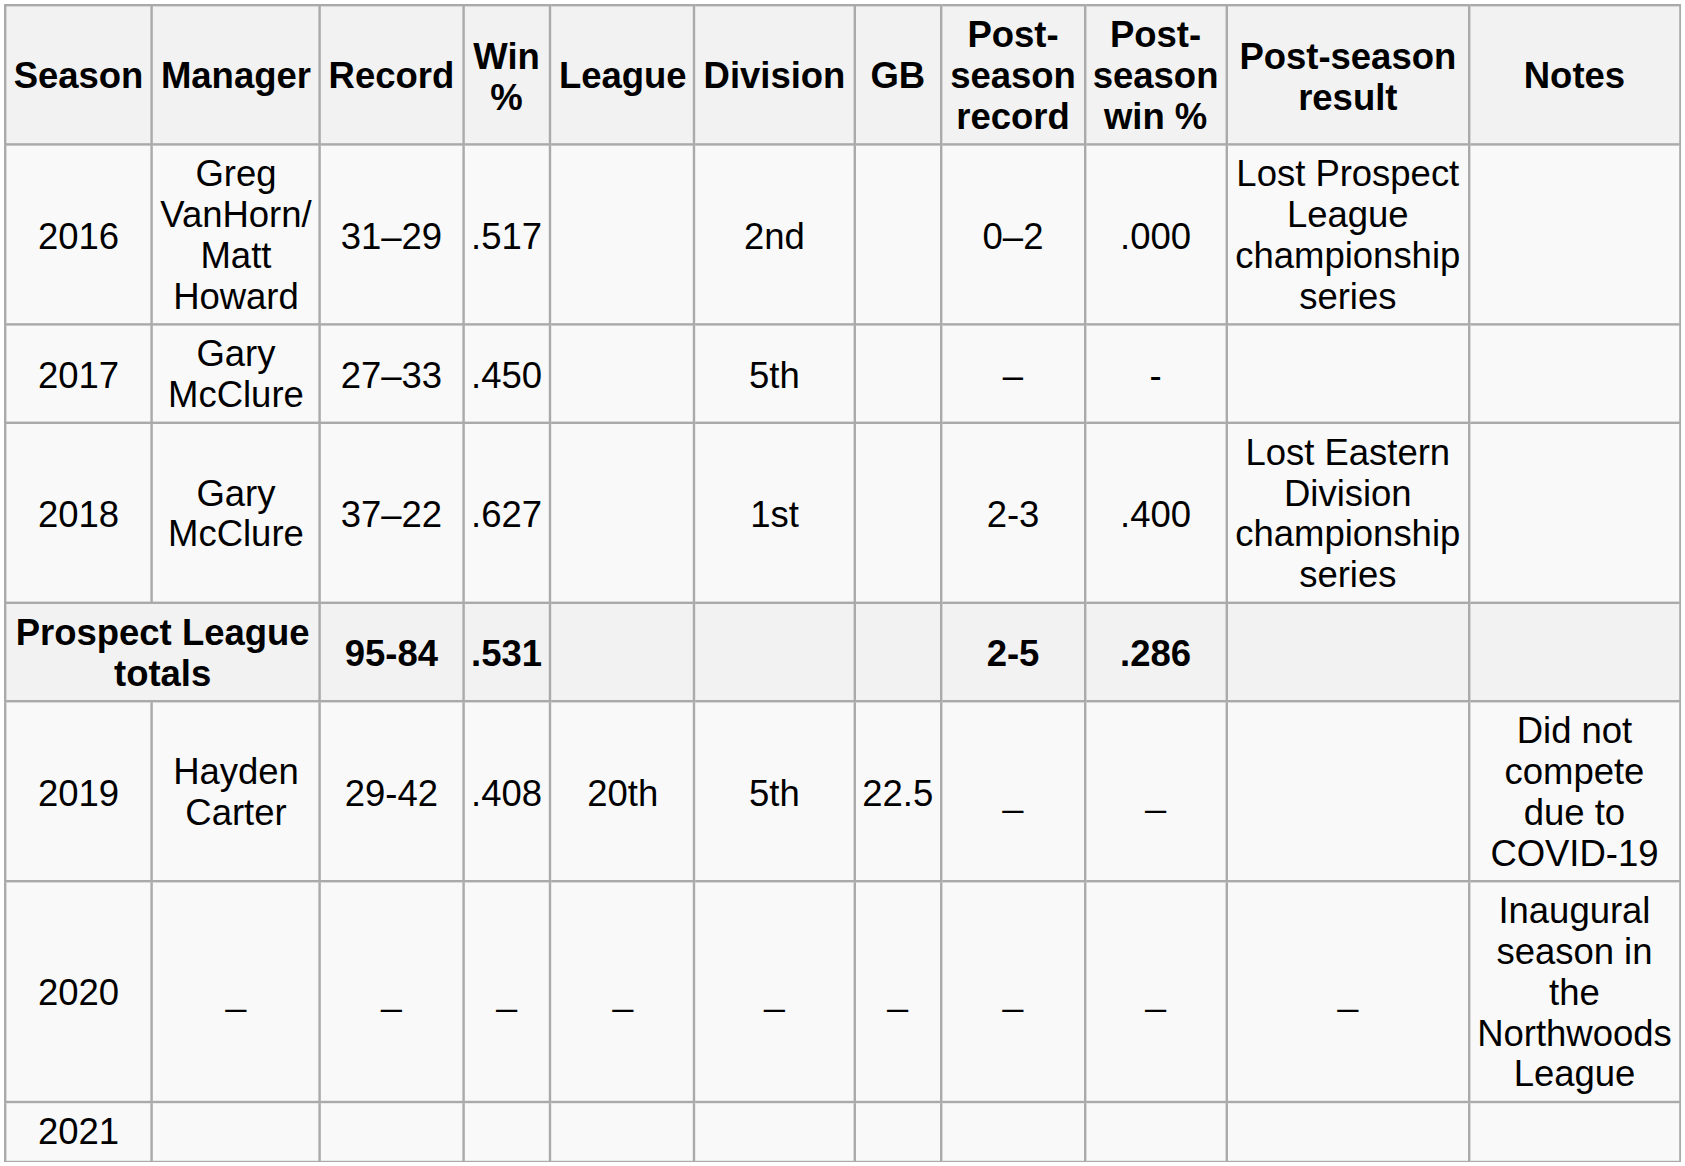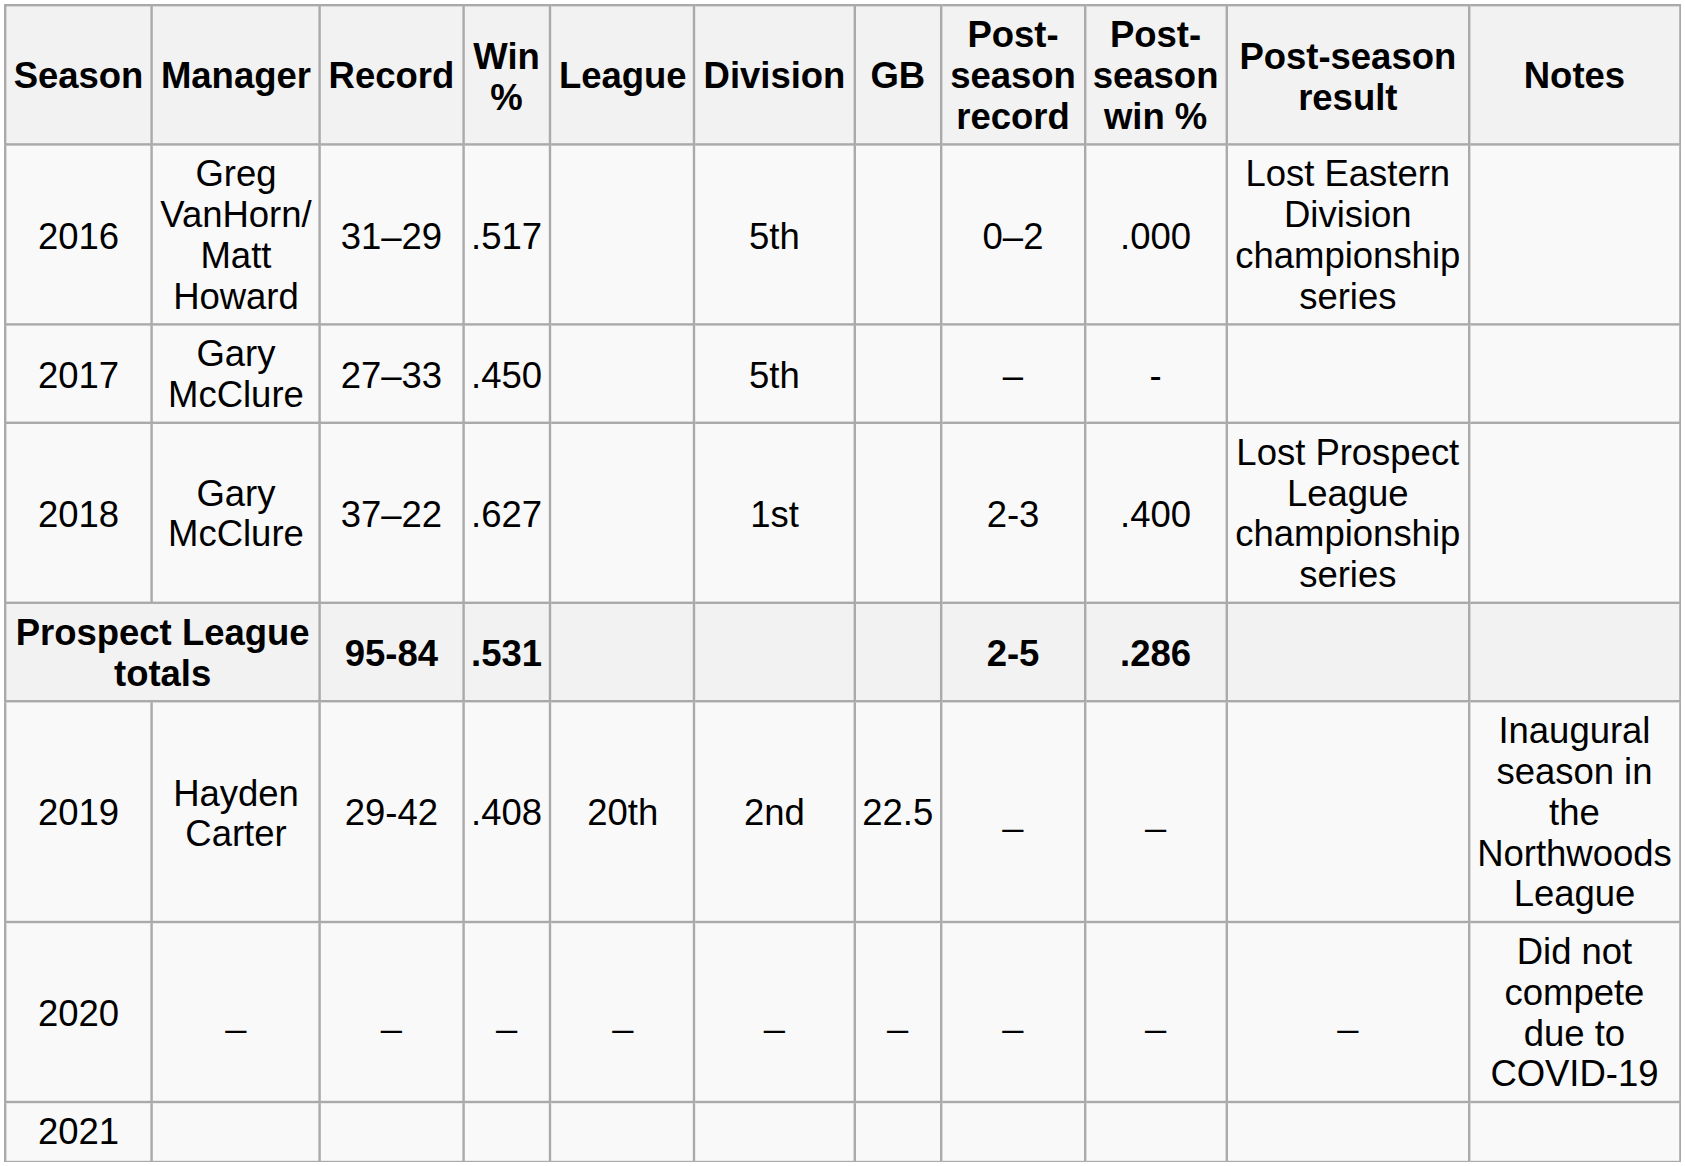(774, 235) 2nd -> (774, 235) 5th
(1348, 235) Lost Prospect League championship series -> (1348, 235) Lost Eastern Division championship series
(1348, 514) Lost Eastern Division championship series -> (1348, 514) Lost Prospect League championship series
(774, 792) 5th -> (774, 813) 2nd
(1574, 792) Did not compete due to COVID-19 -> (1574, 813) Inaugural season in the Northwoods League
(1574, 993) Inaugural season in the Northwoods League -> (1574, 1013) Did not compete due to COVID-19
